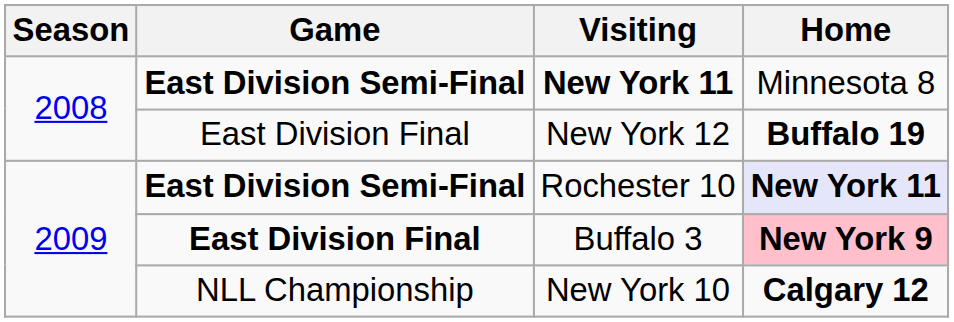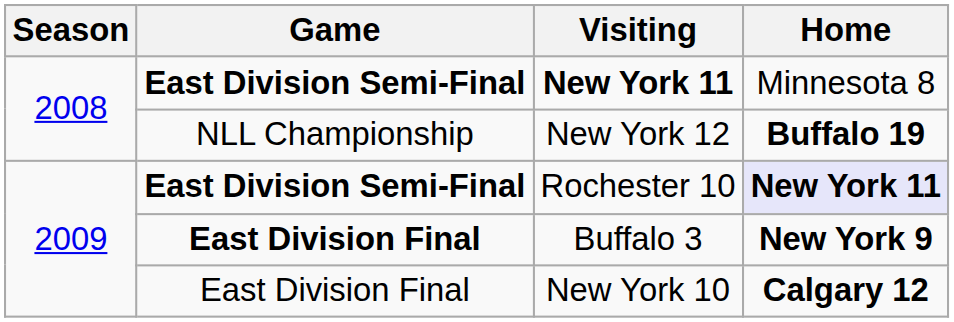(335, 134) East Division Final -> (335, 134) NLL Championship
(846, 238) pink background -> (846, 238) no background
(335, 290) NLL Championship -> (335, 290) East Division Final
